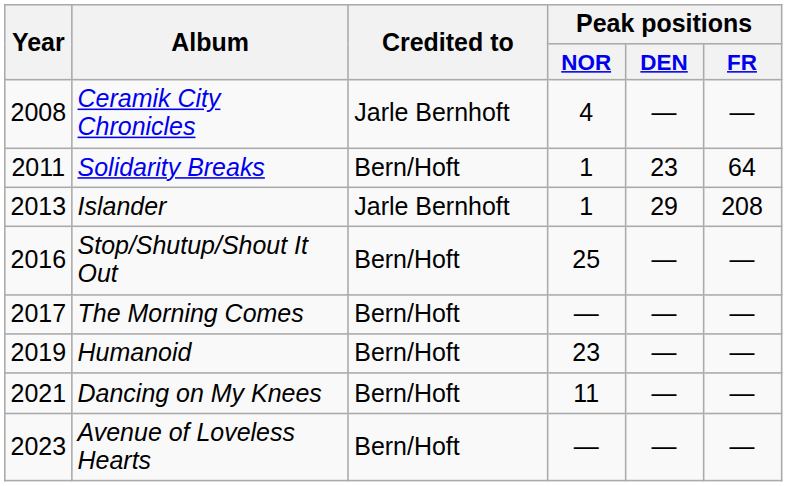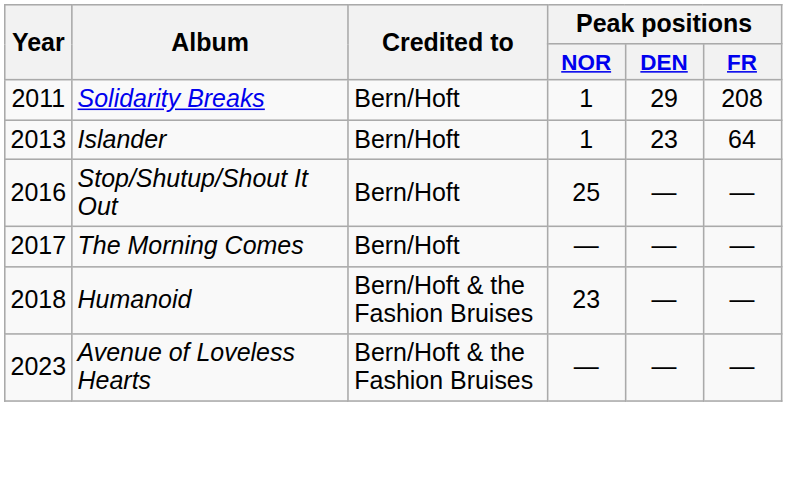- row: (149, 113)
(664, 167) 23 -> (664, 99) 29
(742, 167) 64 -> (742, 99) 208
(432, 206) Jarle Bernhoft -> (407, 138) Bern/Hoft
(664, 206) 29 -> (664, 138) 23
(742, 206) 208 -> (742, 138) 64
(38, 353) 2019 -> (38, 299) 2018
(407, 353) Bern/Hoft -> (444, 299) Bern/Hoft & the Fashion Bruises
- row: (200, 393)
(407, 446) Bern/Hoft -> (444, 367) Bern/Hoft & the Fashion Bruises
